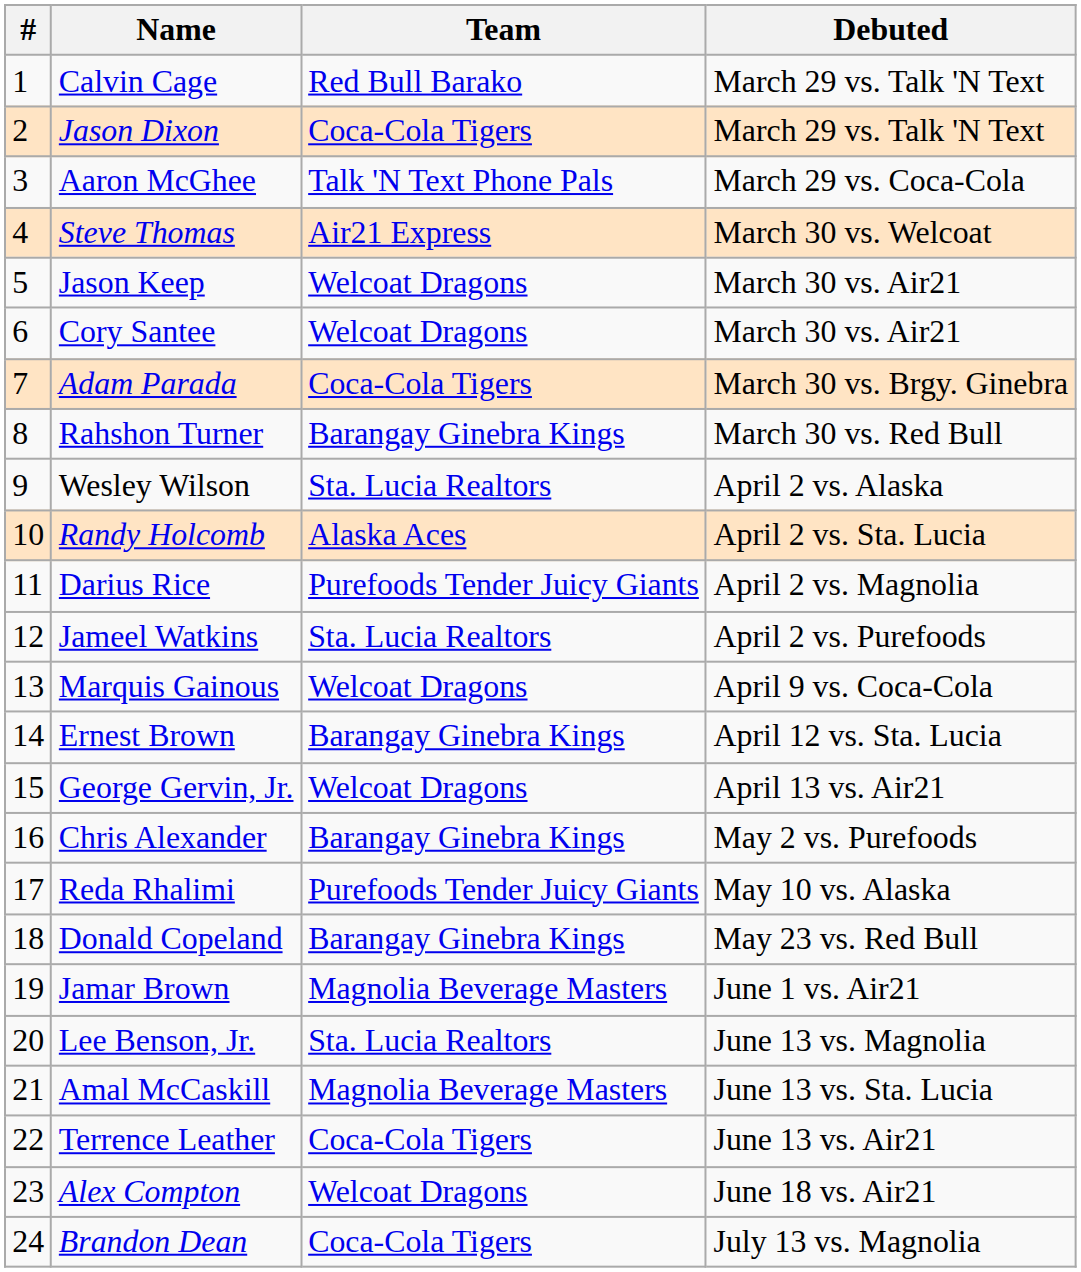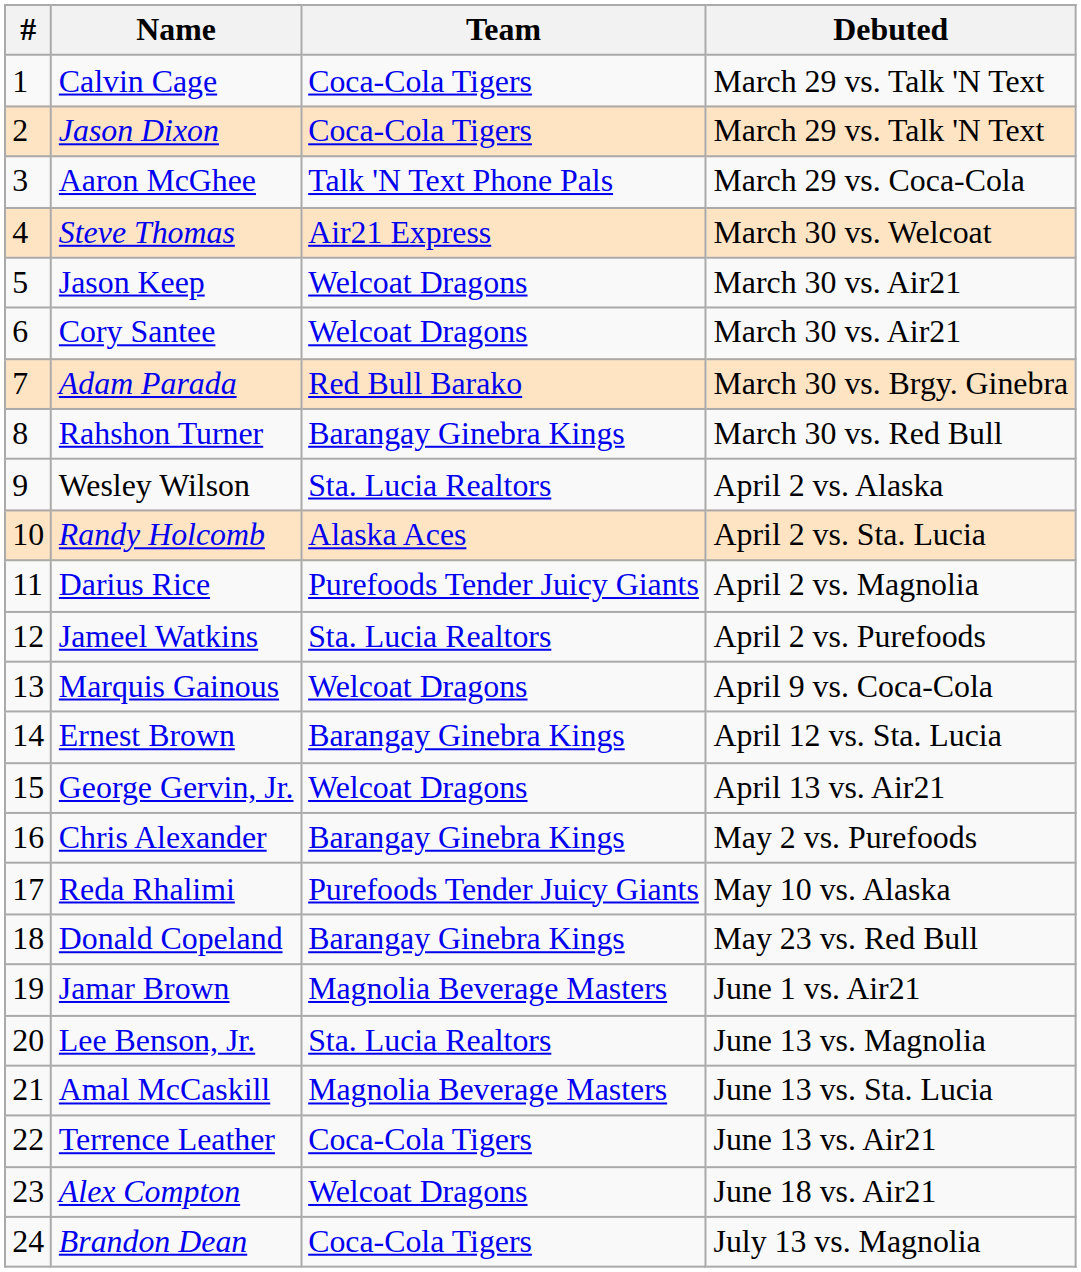(415, 80) Red Bull Barako -> (420, 80) Coca-Cola Tigers
(420, 383) Coca-Cola Tigers -> (415, 383) Red Bull Barako
